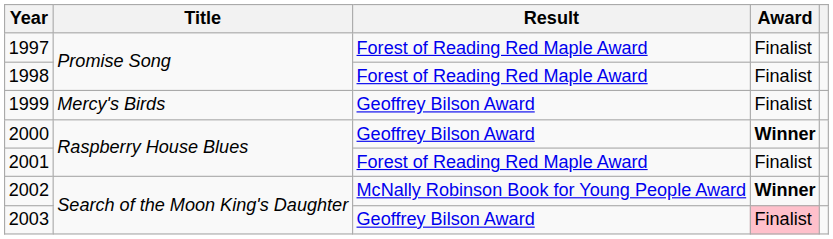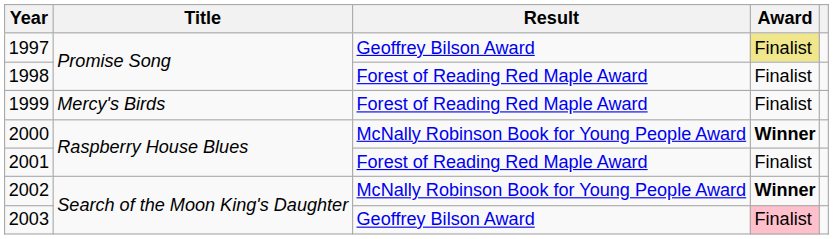(502, 47) Forest of Reading Red Maple Award -> (446, 47) Geoffrey Bilson Award
(783, 47) no background -> (783, 47) khaki background
(446, 104) Geoffrey Bilson Award -> (502, 104) Forest of Reading Red Maple Award
(446, 133) Geoffrey Bilson Award -> (551, 133) McNally Robinson Book for Young People Award
